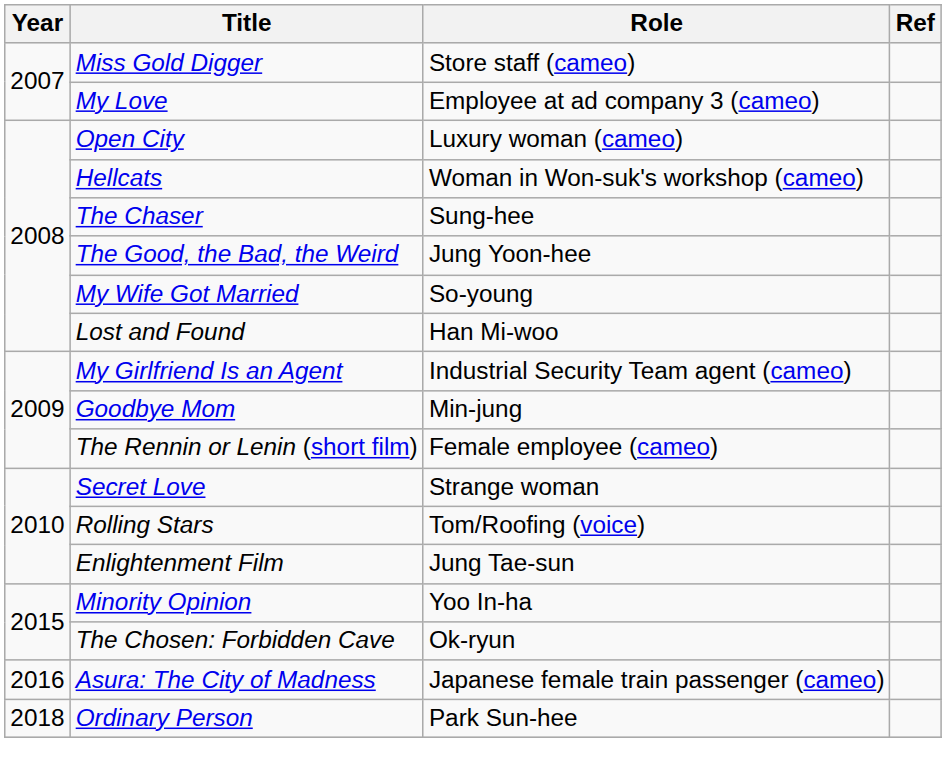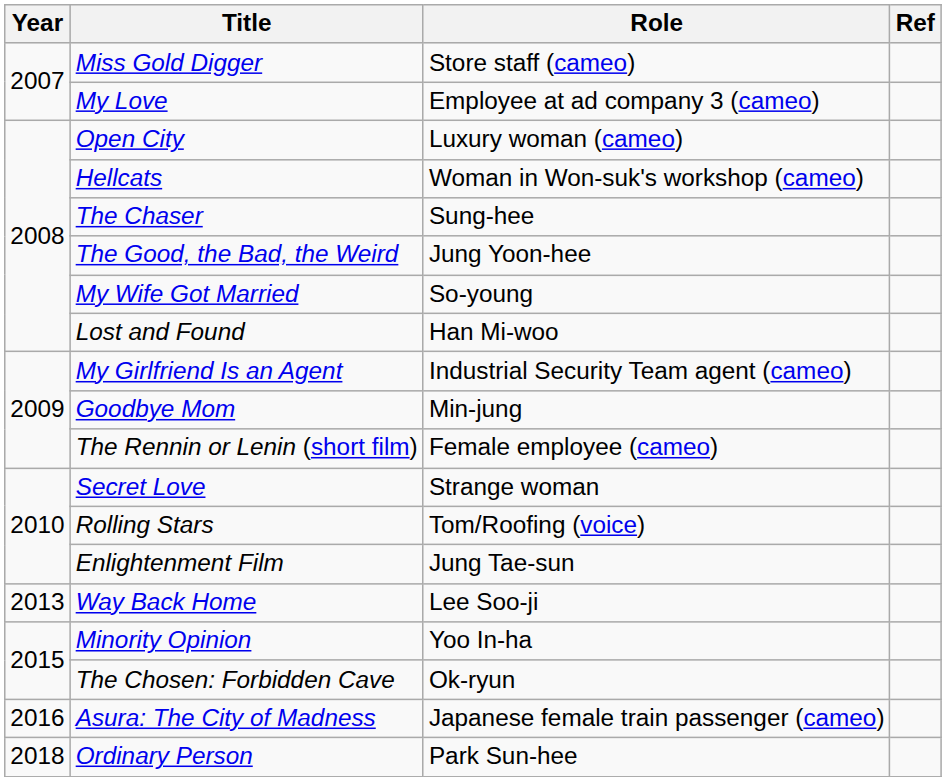+ row: (166, 602)
